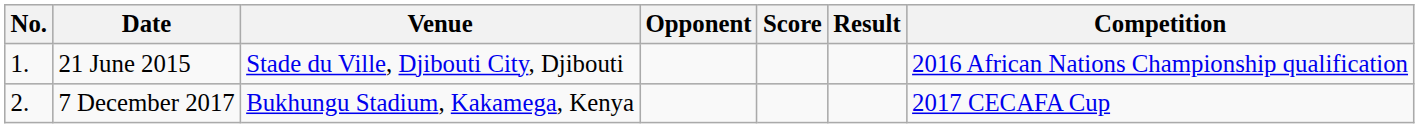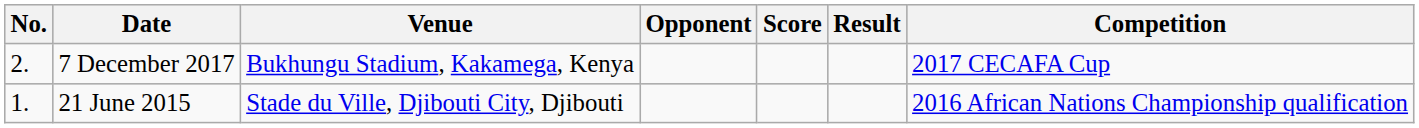rows swapped: (125, 63) <-> (147, 102)
